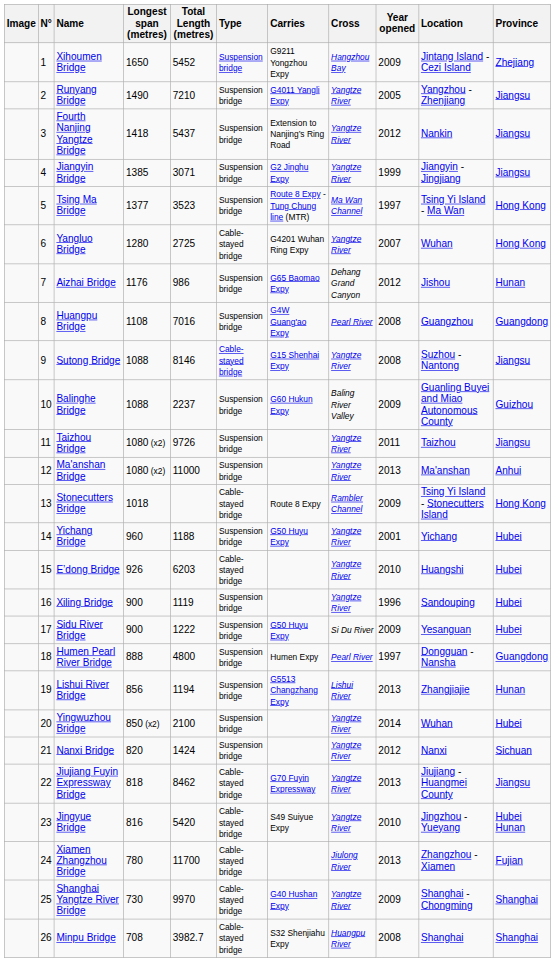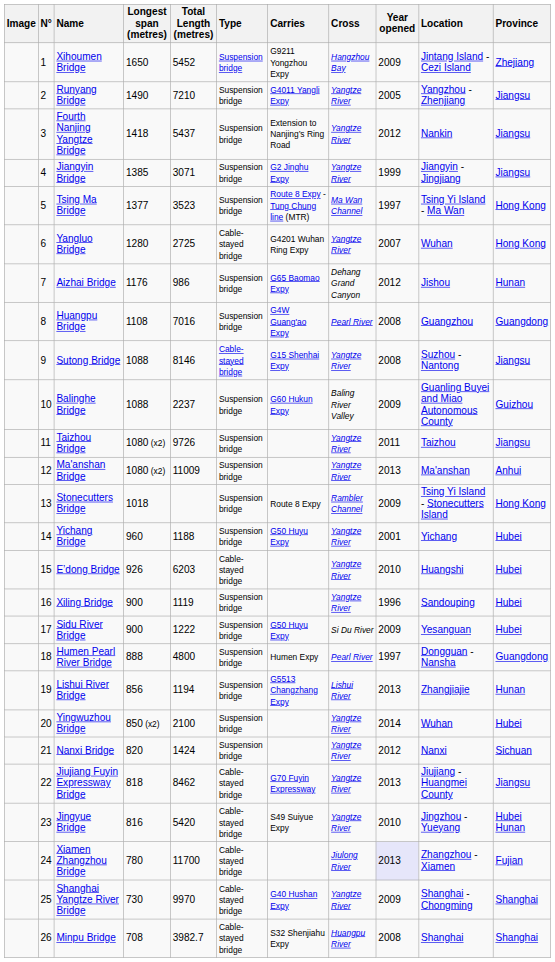(186, 470) 11000 -> (186, 470) 11009
(231, 504) Cable-stayed bridge -> (241, 504) Suspension bridge
(390, 861) no background -> (390, 861) lavender background
